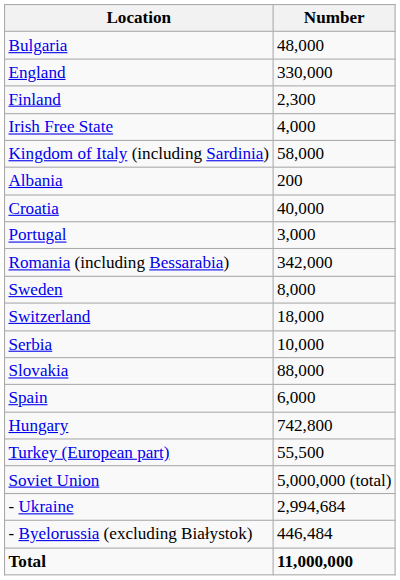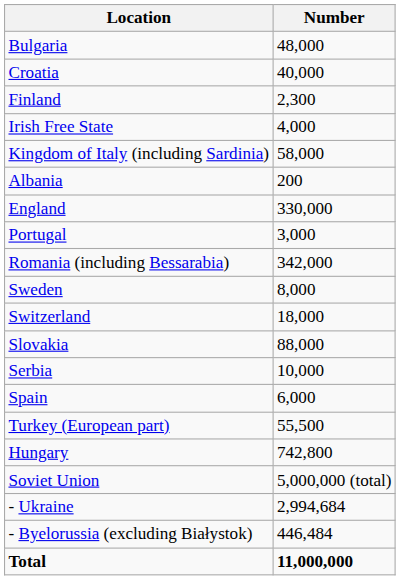rows swapped: (37, 72) <-> (34, 208)
rows swapped: (30, 343) <-> (38, 371)
rows swapped: (89, 452) <-> (38, 425)
